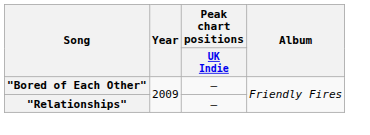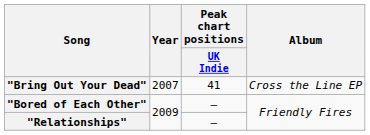+ row: (77, 86)
